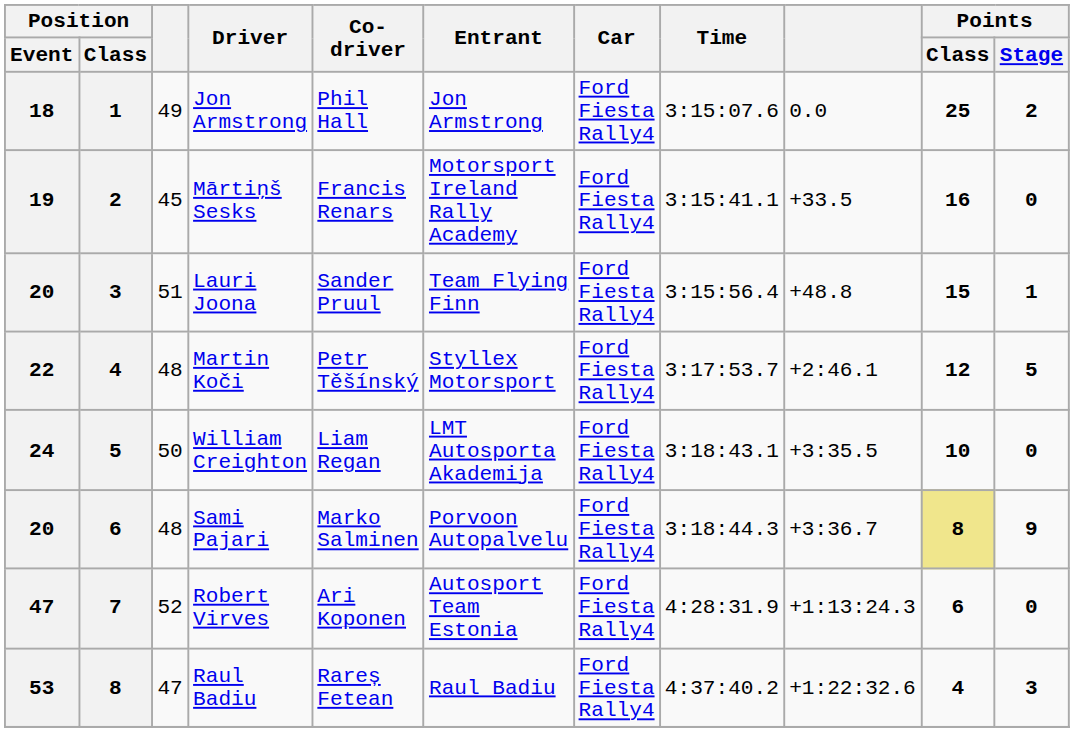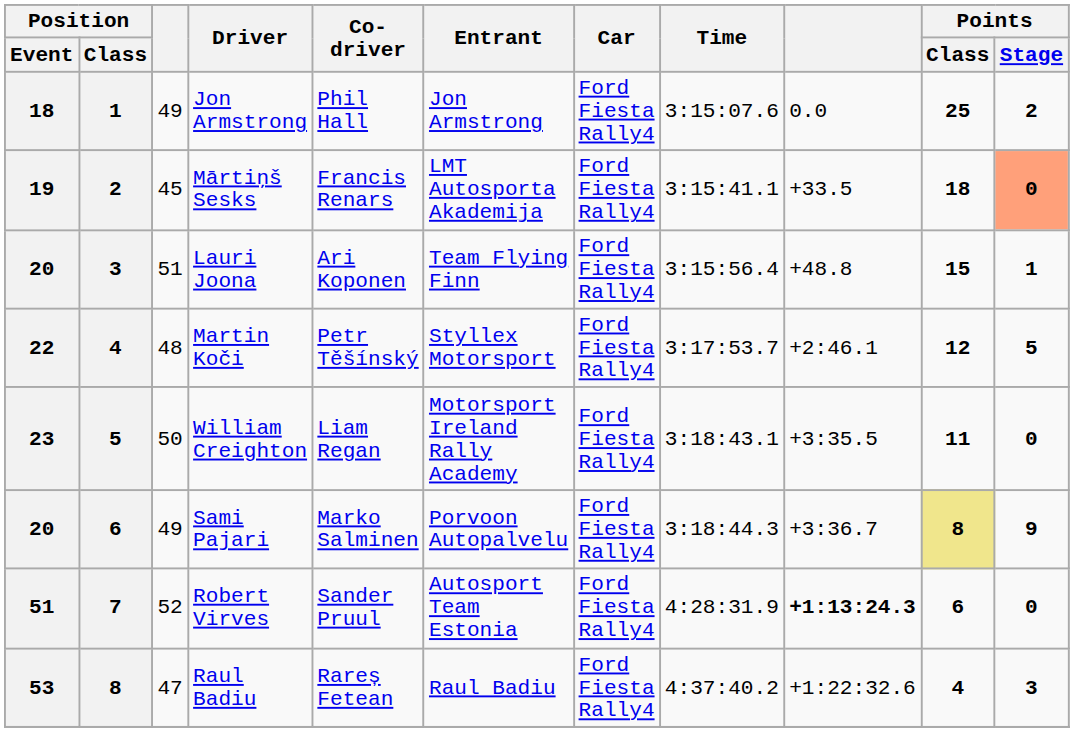(492, 202) Motorsport Ireland Rally Academy -> (492, 190) LMT Autosporta Akademija
(958, 202) 16 -> (958, 190) 18
(1031, 202) no background -> (1031, 190) lightsalmon background
(355, 292) Sander Pruul -> (362, 269) Ari Koponen
(42, 450) 24 -> (42, 439) 23
(492, 450) LMT Autosporta Akademija -> (492, 439) Motorsport Ireland Rally Academy
(958, 450) 10 -> (958, 439) 11
(170, 529) 48 -> (170, 529) 49
(42, 608) 47 -> (42, 608) 51
(362, 608) Ari Koponen -> (355, 608) Sander Pruul
(852, 608) normal -> (852, 608) bold
